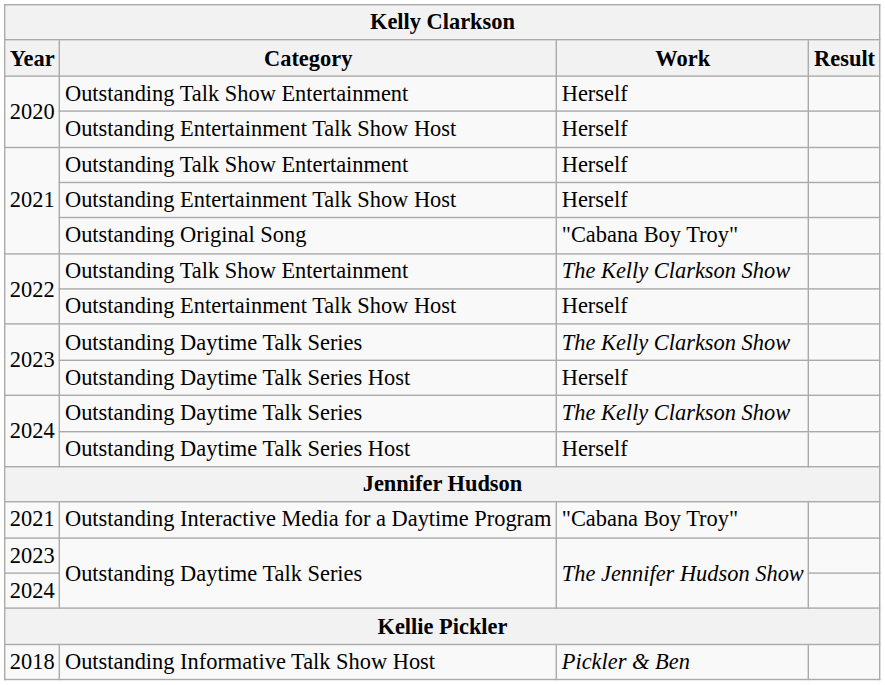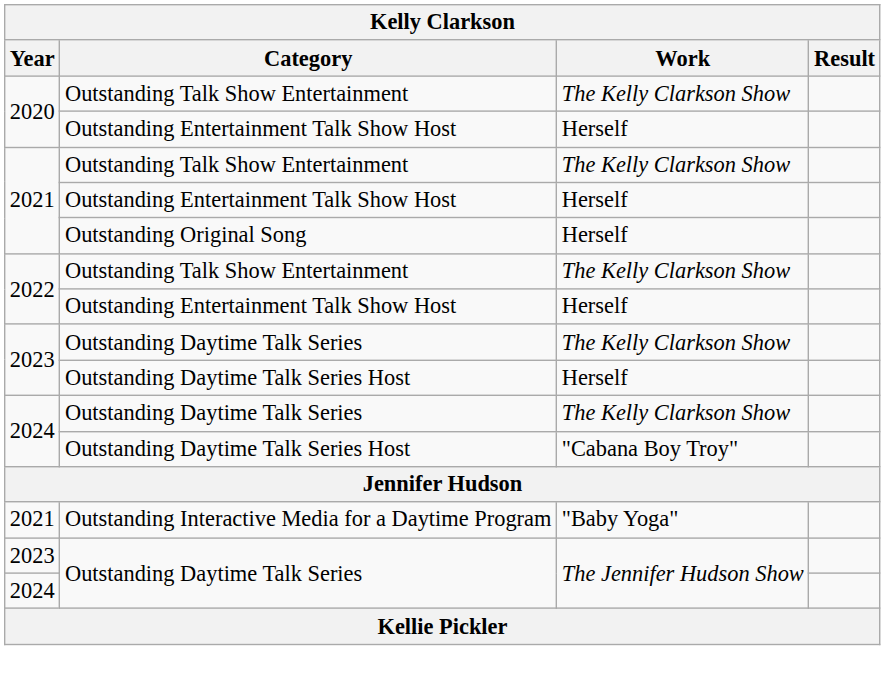(595, 93) Herself -> (676, 93) The Kelly Clarkson Show
(595, 164) Herself -> (676, 164) The Kelly Clarkson Show
(650, 235) "Cabana Boy Troy" -> (595, 235) Herself
(595, 448) Herself -> (650, 448) "Cabana Boy Troy"
(650, 519) "Cabana Boy Troy" -> (620, 519) "Baby Yoga"
- row: (32, 661)
